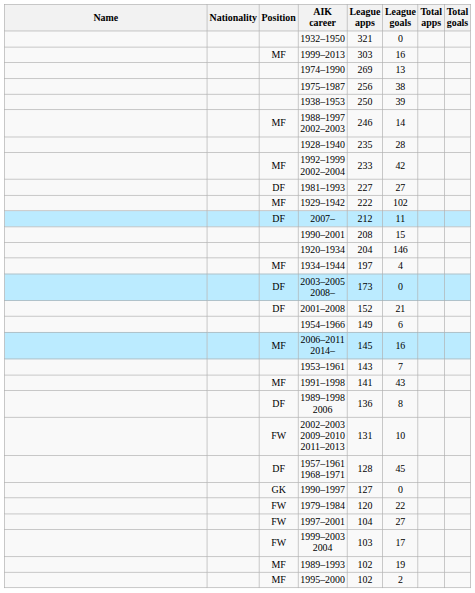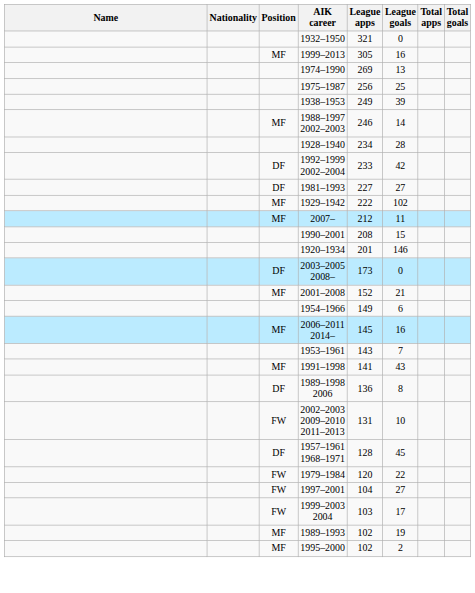(365, 54) 303 -> (365, 54) 305
(400, 86) 38 -> (400, 86) 25
(365, 102) 250 -> (365, 102) 249
(365, 144) 235 -> (365, 144) 234
(279, 166) MF -> (279, 166) DF
(279, 218) DF -> (279, 218) MF
(365, 250) 204 -> (365, 250) 201
- row: (323, 266)
(279, 308) DF -> (279, 292) MF
- row: (323, 490)
